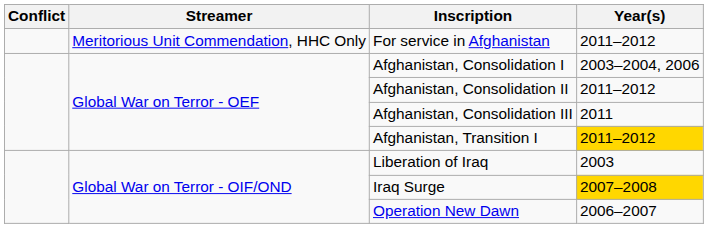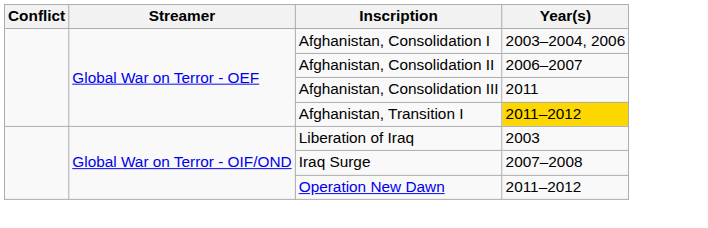- row: (461, 41)
(618, 89) 2011–2012 -> (544, 65) 2006–2007
(618, 187) gold background -> (544, 162) no background
(618, 211) 2006–2007 -> (543, 187) 2011–2012
